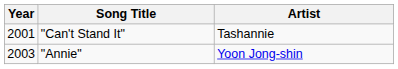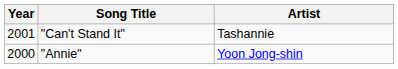(21, 53) 2003 -> (21, 53) 2000
